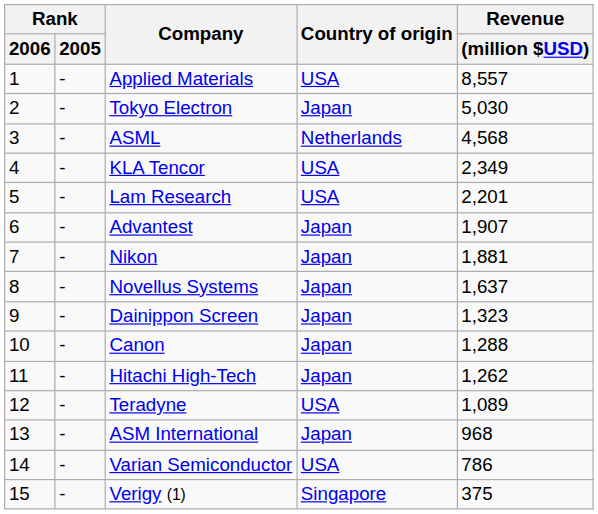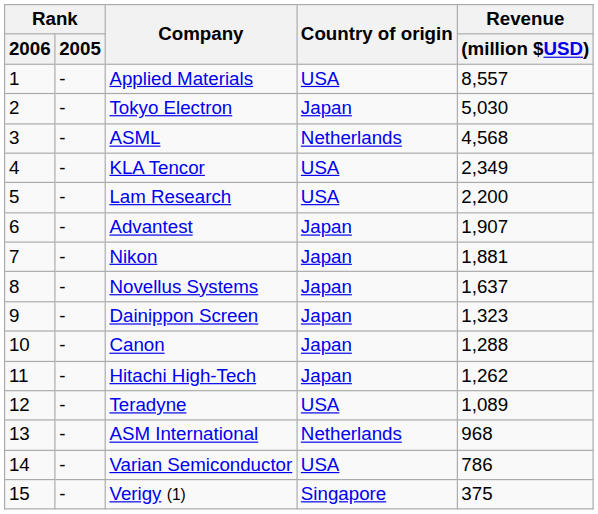(485, 197) 2,201 -> (485, 197) 2,200
(326, 434) Japan -> (351, 434) Netherlands
